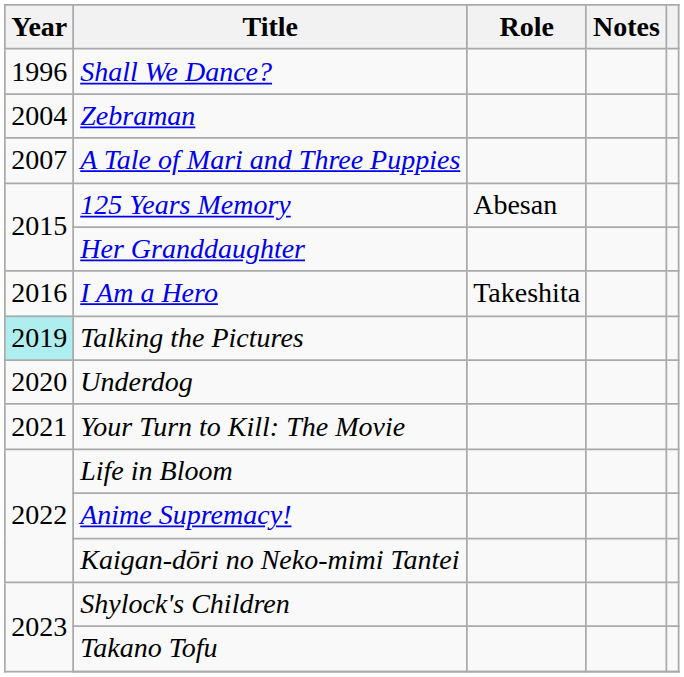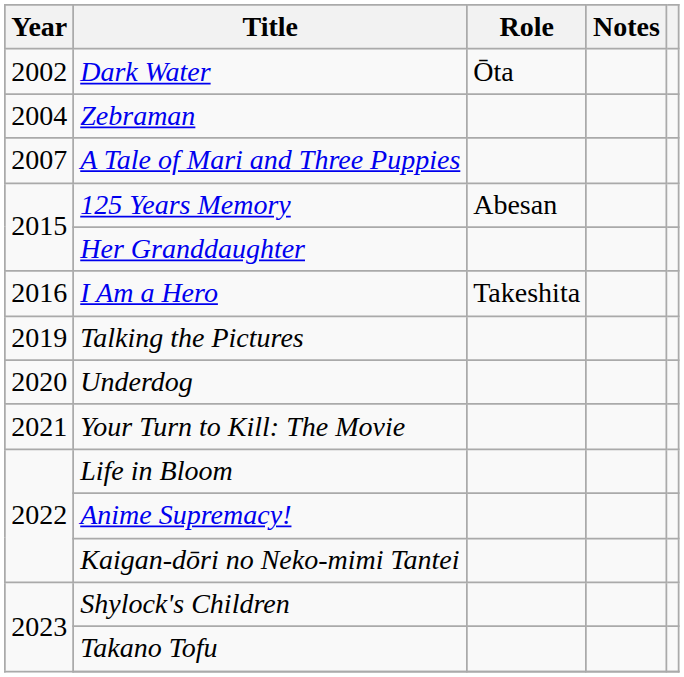- row: (176, 71)
+ row: (145, 71)
(39, 337) paleturquoise background -> (39, 337) no background
